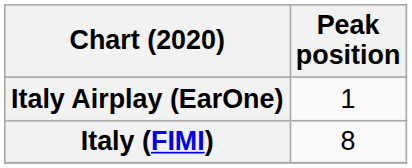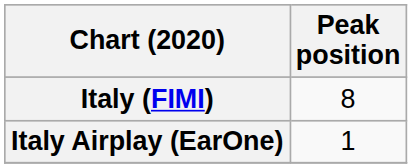rows swapped: (147, 141) <-> (147, 98)
